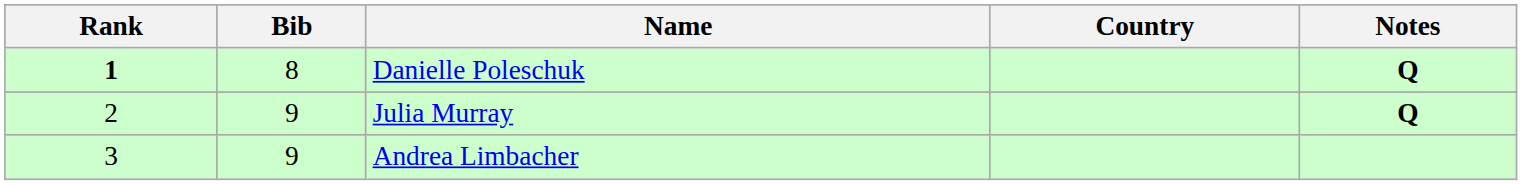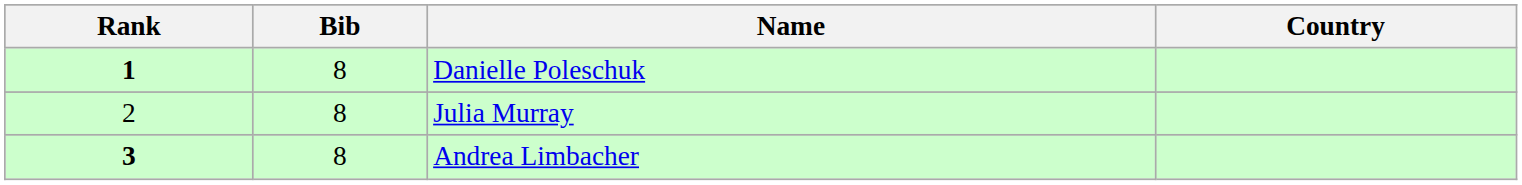- column: (1408, 26)
(292, 112) 9 -> (340, 112) 8
(111, 156) normal -> (129, 156) bold
(292, 156) 9 -> (340, 156) 8
